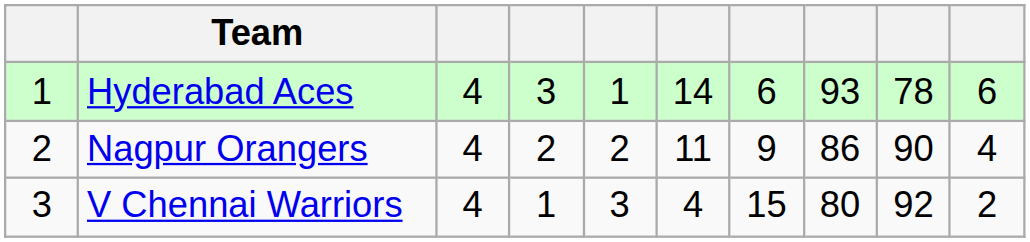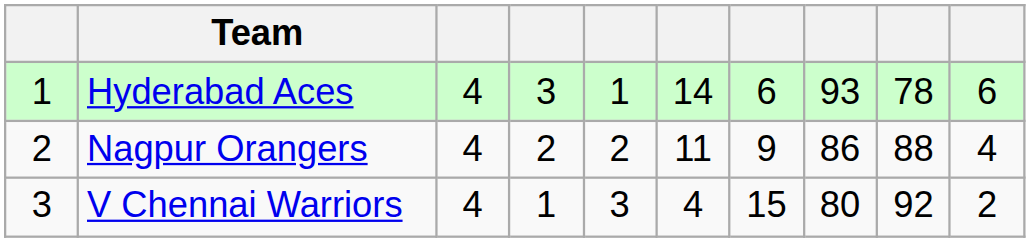(914, 148) 90 -> (914, 148) 88
